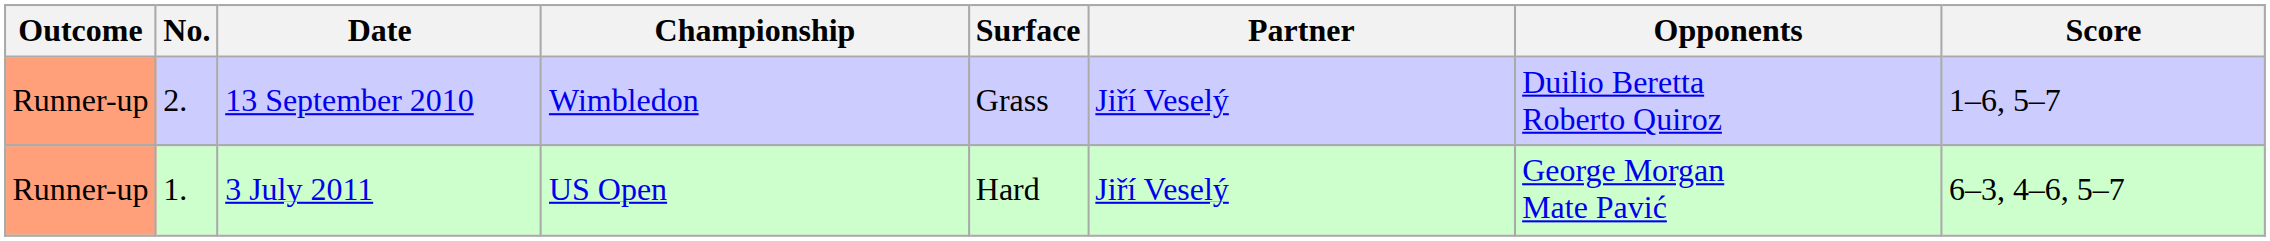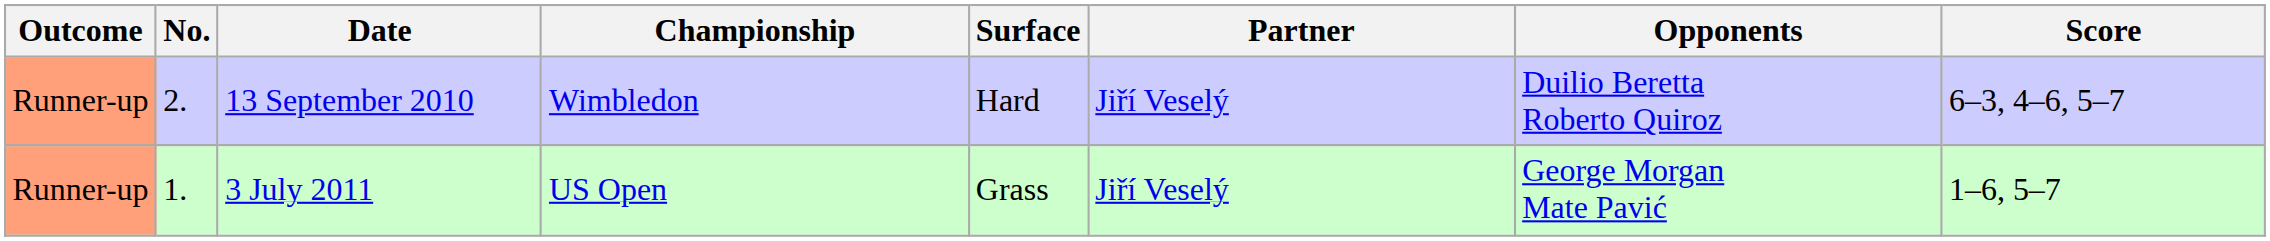(1012, 100) Grass -> (1008, 100) Hard
(2005, 100) 1–6, 5–7 -> (2037, 100) 6–3, 4–6, 5–7
(1008, 189) Hard -> (1012, 189) Grass
(2037, 189) 6–3, 4–6, 5–7 -> (2005, 189) 1–6, 5–7
